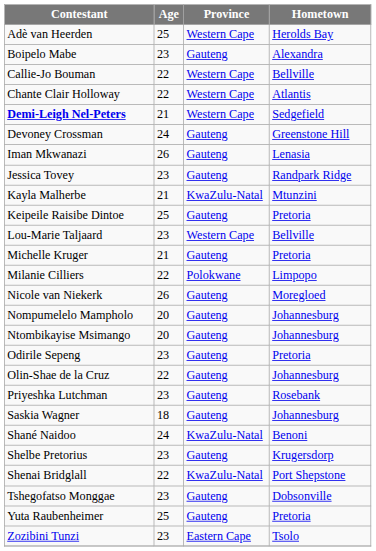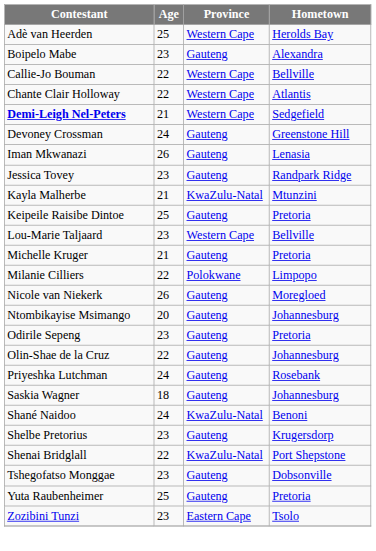- row: (70, 315)
(163, 395) 23 -> (163, 375) 24
